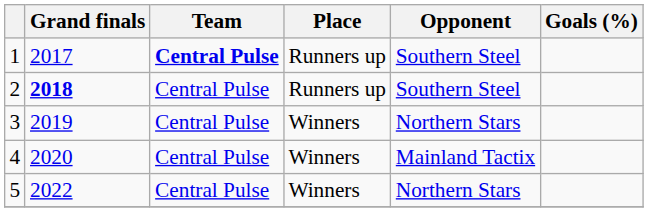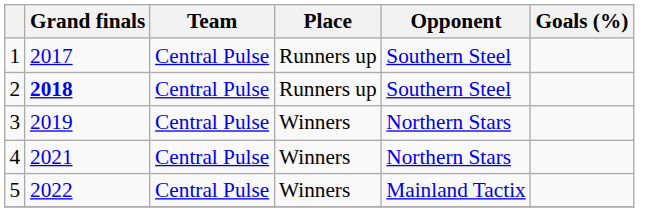(217, 55) bold -> (212, 55) normal
(51, 156) 2020 -> (51, 156) 2021
(465, 156) Mainland Tactix -> (449, 156) Northern Stars
(458, 190) Northern Stars -> (456, 190) Mainland Tactix
